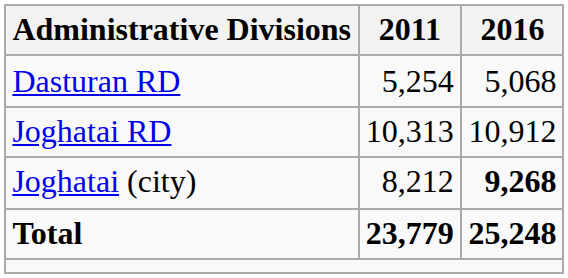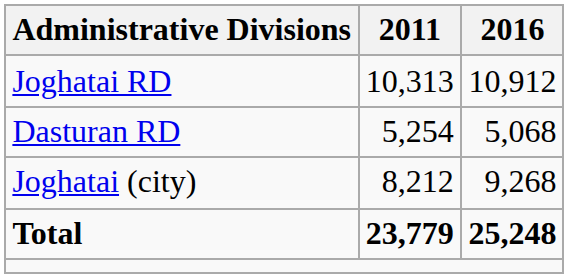rows swapped: (96, 80) <-> (92, 131)
(521, 182) bold -> (521, 182) normal
